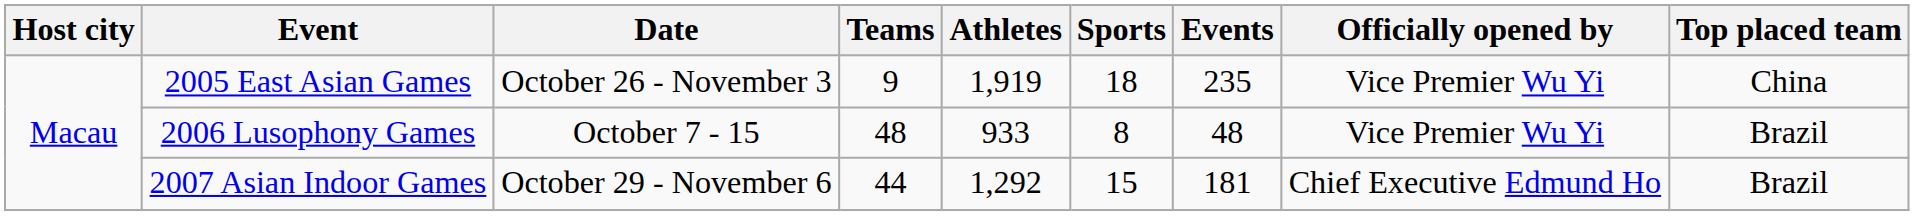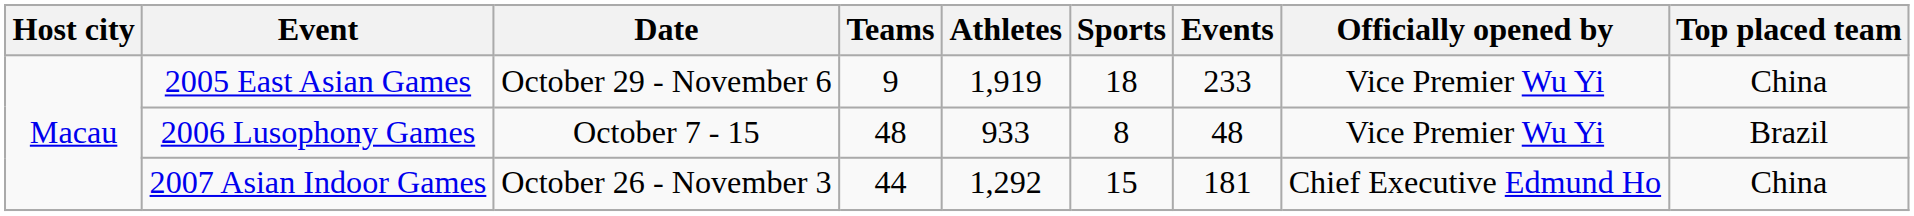(666, 81) October 26 - November 3 -> (666, 81) October 29 - November 6
(1227, 81) 235 -> (1227, 81) 233
(666, 183) October 29 - November 6 -> (666, 183) October 26 - November 3
(1789, 183) Brazil -> (1789, 183) China
